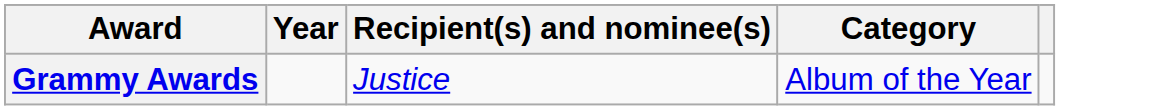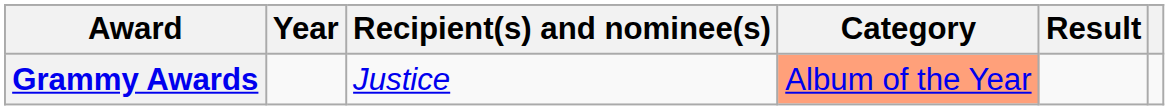+ column: (1094, 29)
(908, 78) no background -> (908, 78) lightsalmon background
